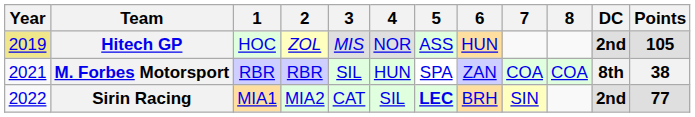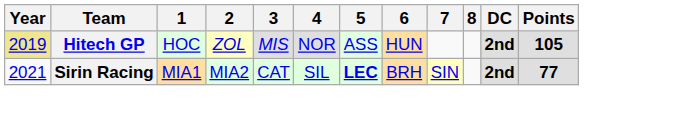- row: (142, 71)
(28, 98) 2022 -> (28, 71) 2021
